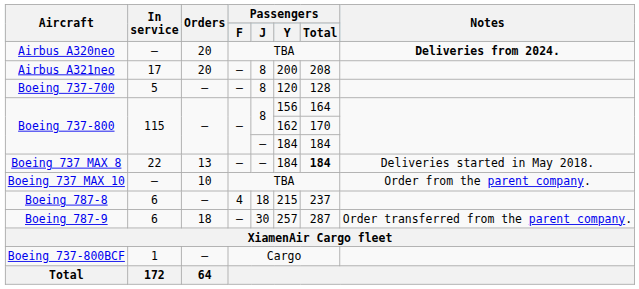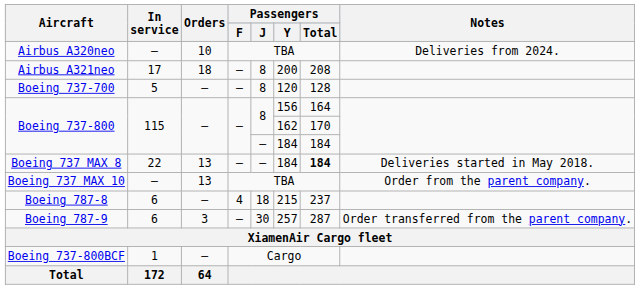(205, 51) 20 -> (205, 51) 10
(487, 51) bold -> (487, 51) normal
(205, 70) 20 -> (205, 70) 18
(205, 182) 10 -> (205, 182) 13
(205, 219) 18 -> (205, 219) 3
